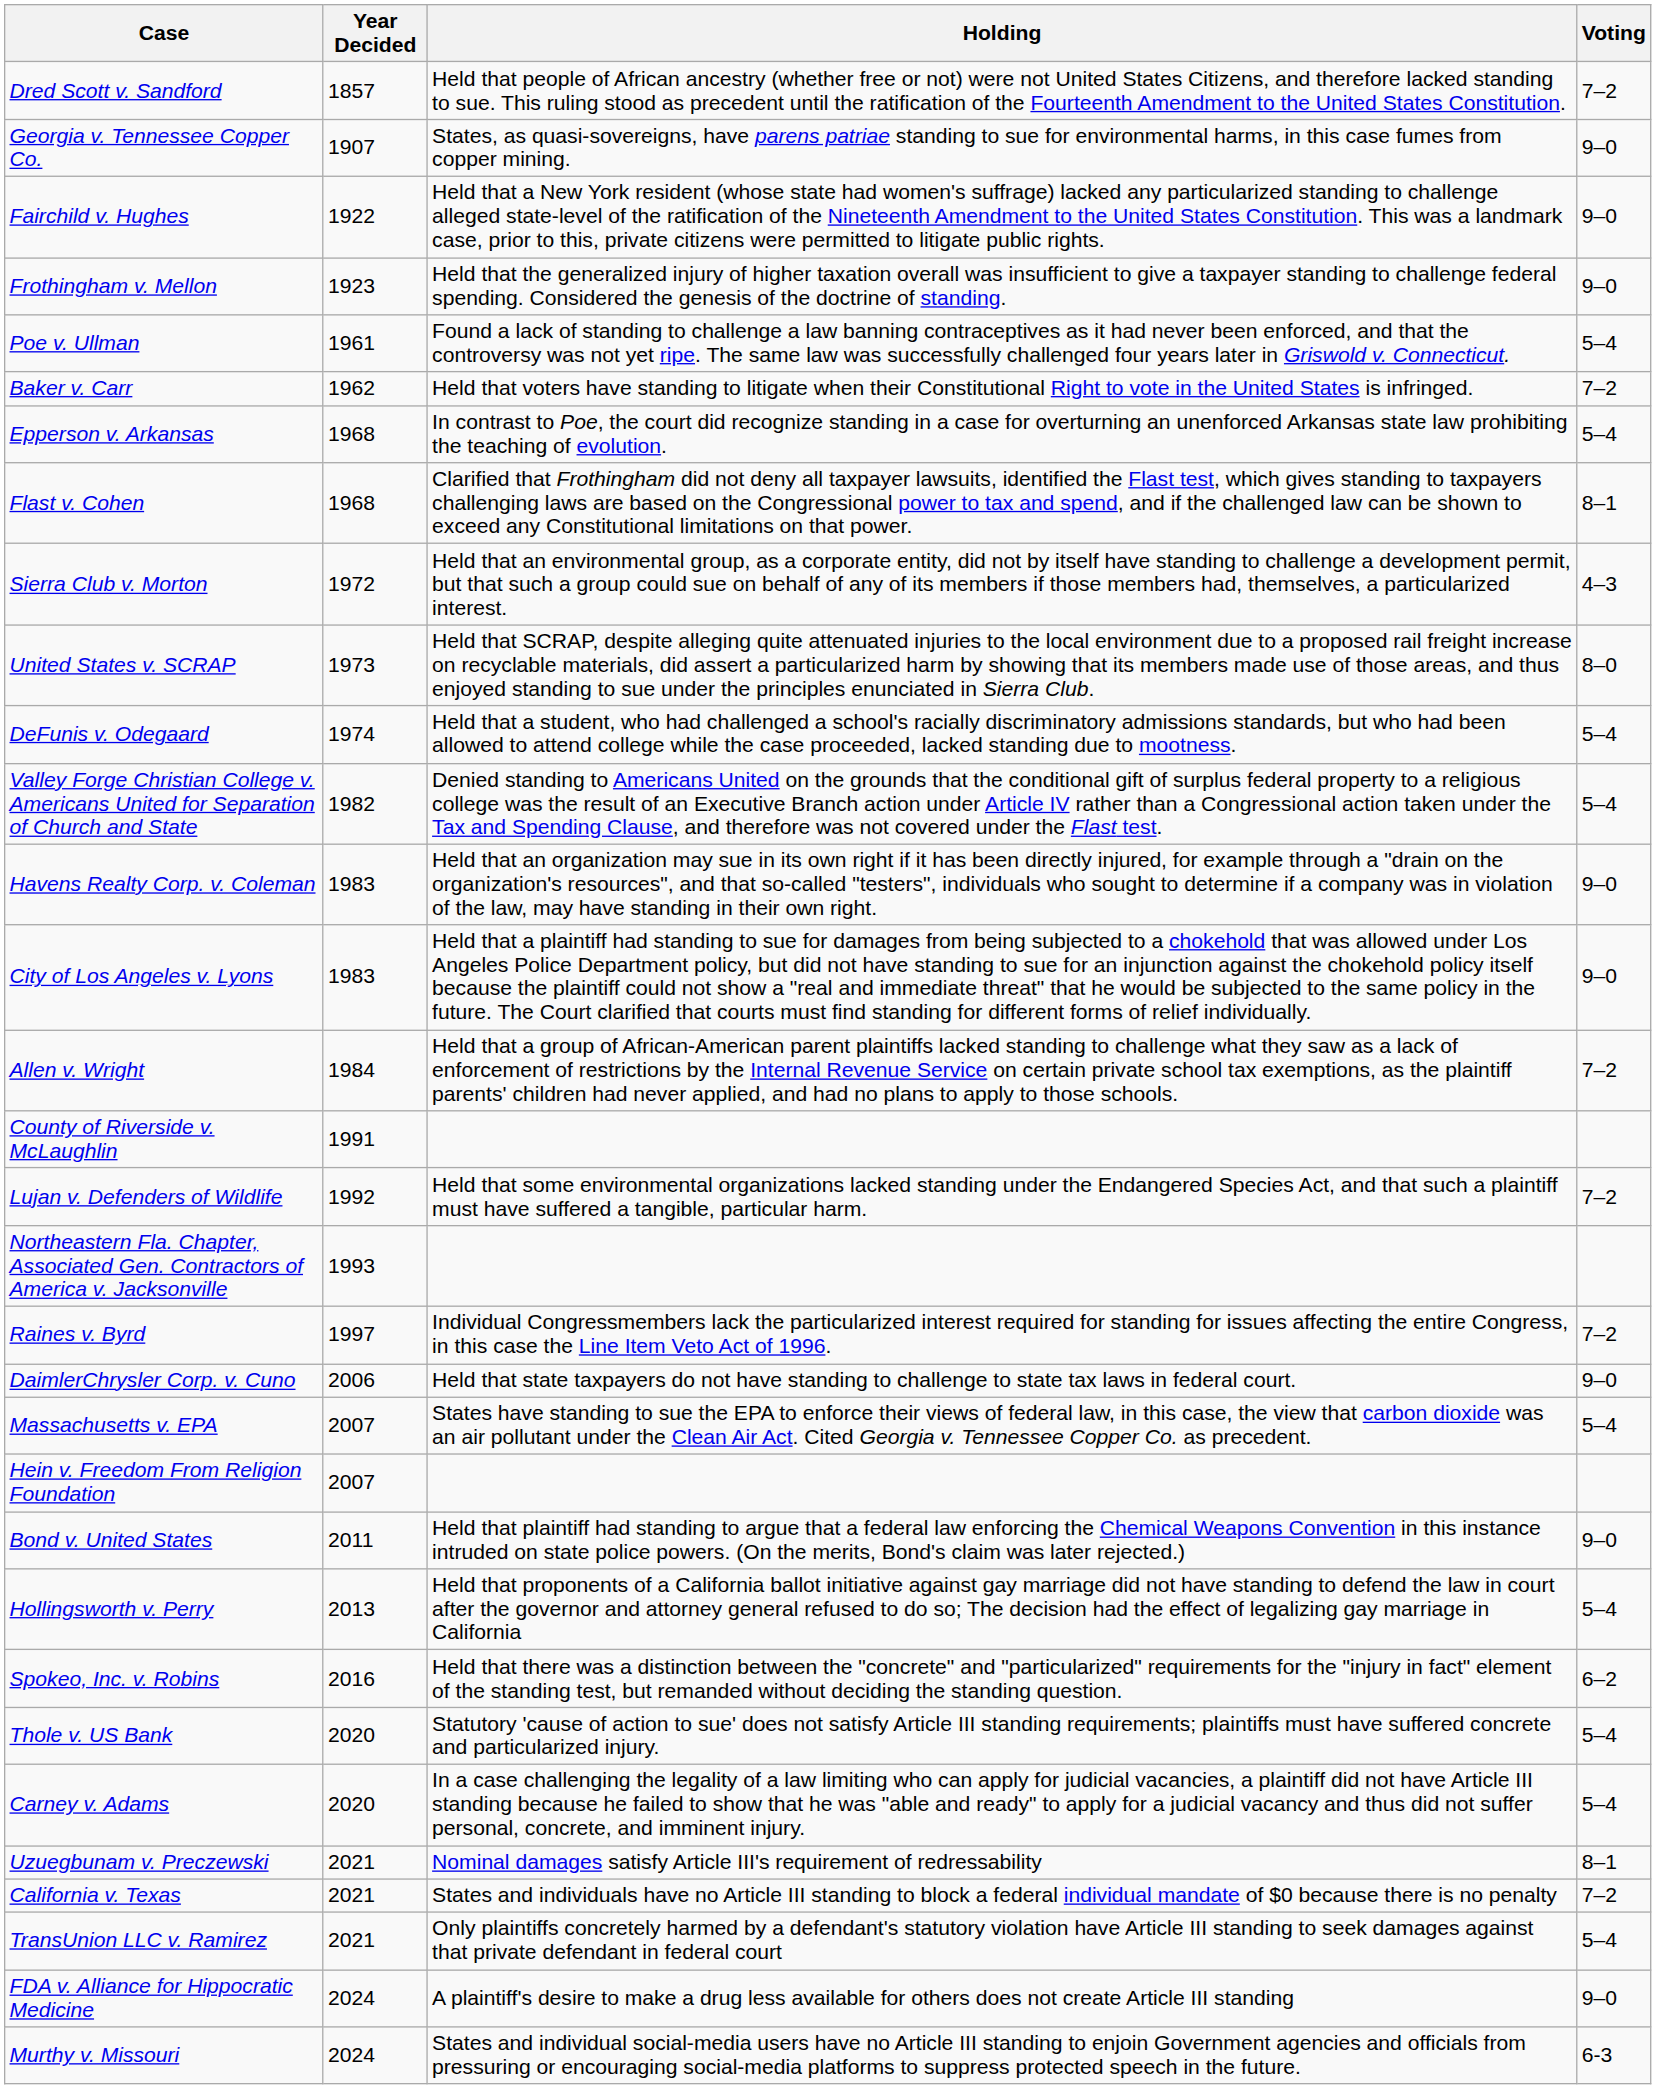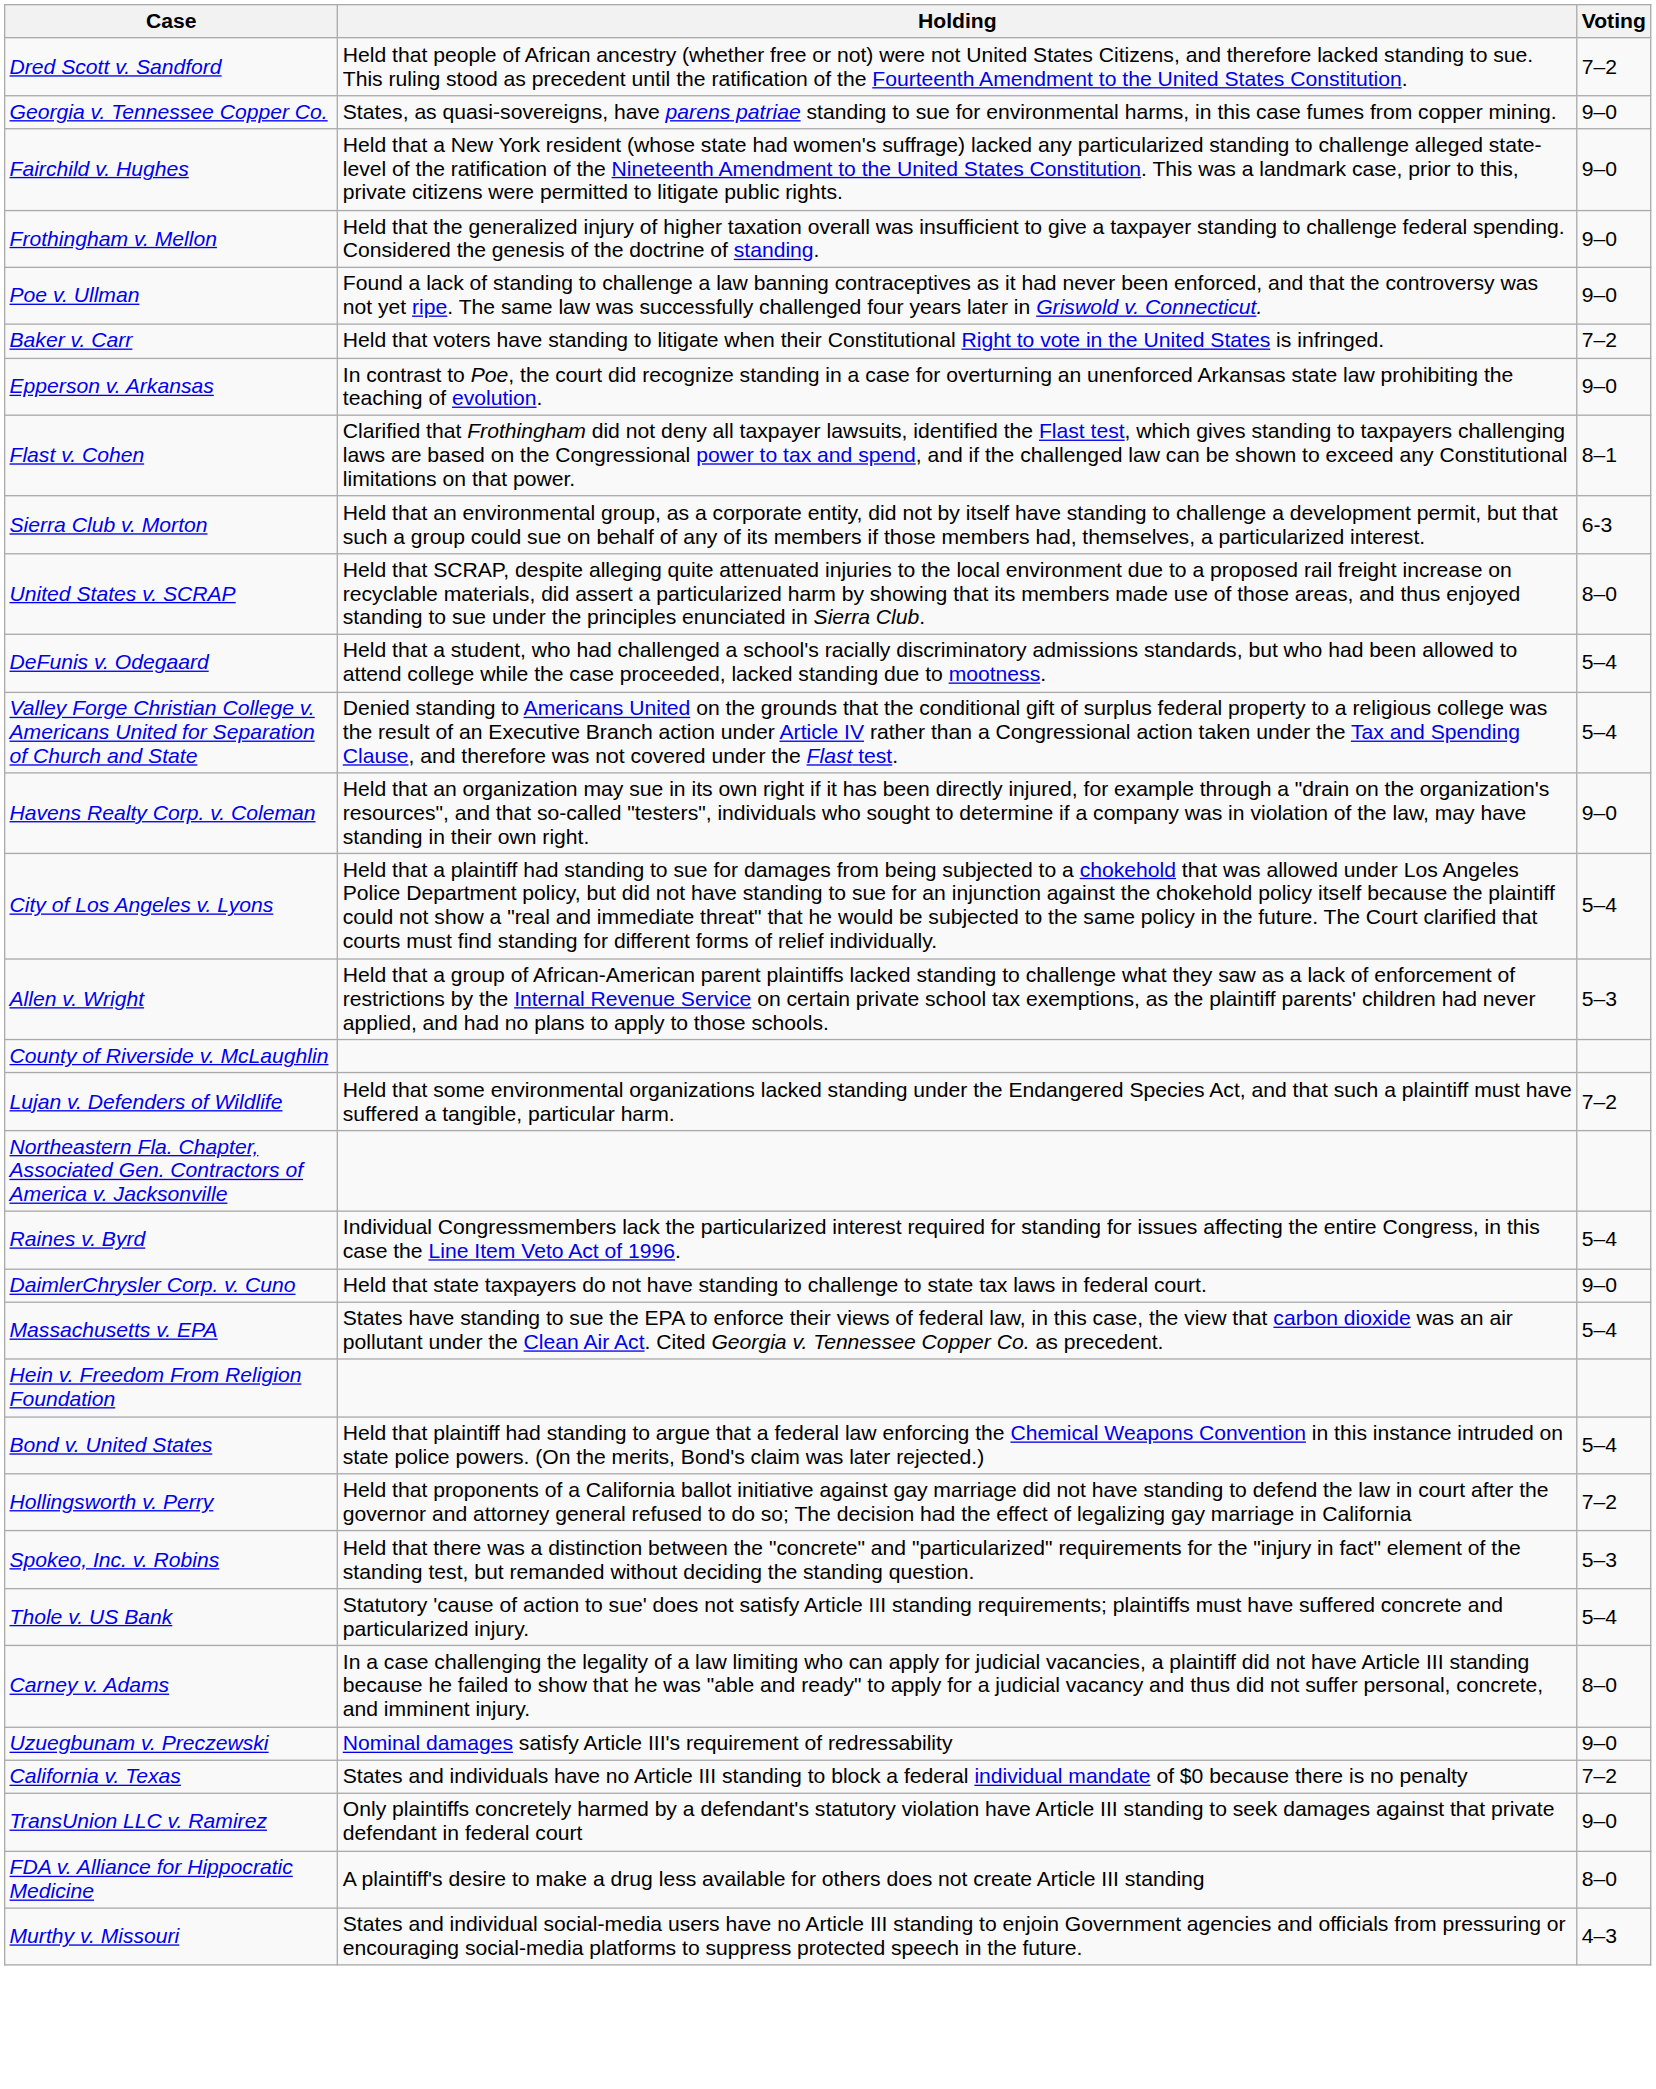- column: (375, 33)
(1599, 343) 5–4 -> (1599, 295) 9–0
(1599, 433) 5–4 -> (1599, 386) 9–0
(1599, 584) 4–3 -> (1597, 524) 6-3
(1599, 977) 9–0 -> (1599, 905) 5–4
(1599, 1070) 7–2 -> (1599, 998) 5–3
(1599, 1334) 7–2 -> (1599, 1239) 5–4
(1599, 1540) 9–0 -> (1599, 1445) 5–4
(1599, 1609) 5–4 -> (1599, 1502) 7–2
(1599, 1678) 6–2 -> (1599, 1559) 5–3
(1599, 1804) 5–4 -> (1599, 1685) 8–0
(1599, 1861) 8–1 -> (1599, 1743) 9–0
(1599, 1940) 5–4 -> (1599, 1822) 9–0
(1599, 1998) 9–0 -> (1599, 1879) 8–0
(1597, 2055) 6-3 -> (1599, 1936) 4–3
